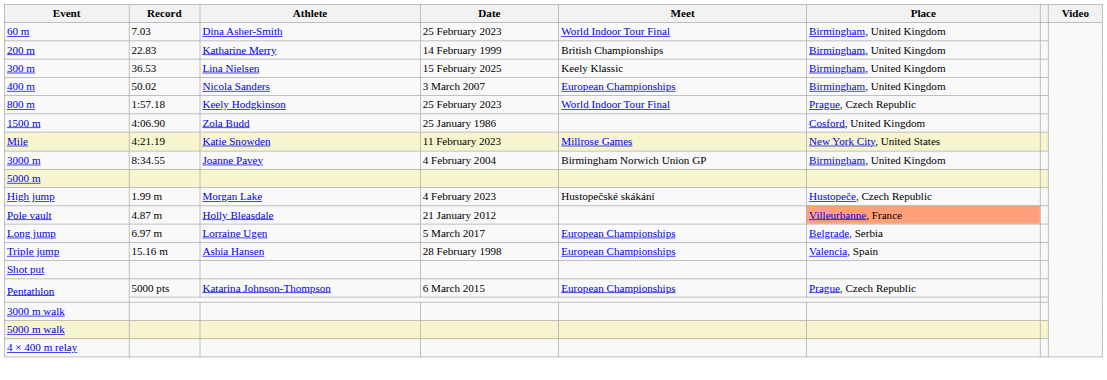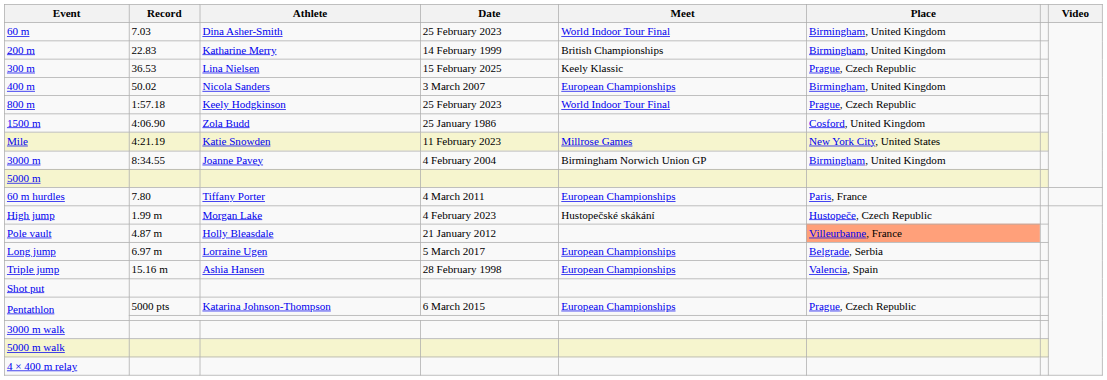(877, 68) Birmingham, United Kingdom -> (862, 68) Prague, Czech Republic
+ row: (36, 196)
